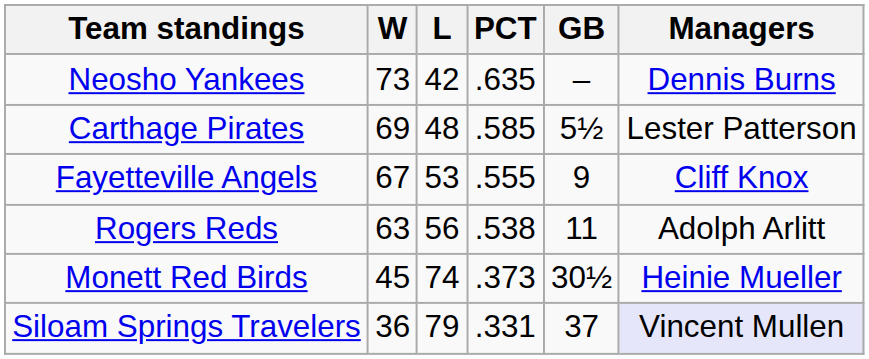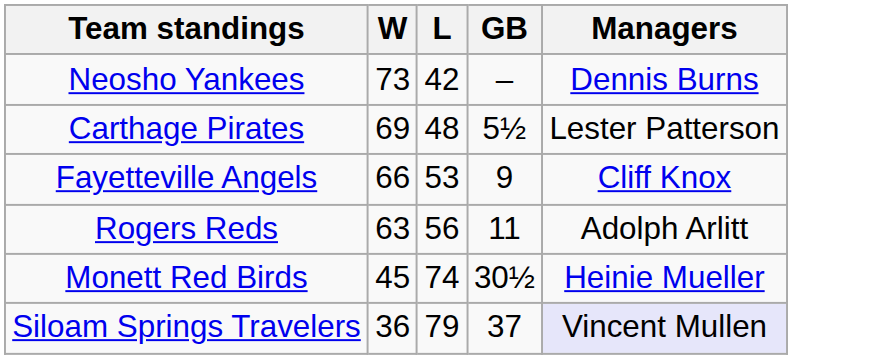- column: (505, 29)
(393, 178) 67 -> (393, 178) 66
